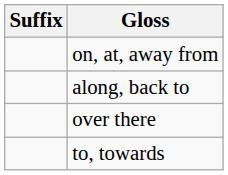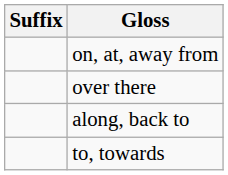rows swapped: (131, 86) <-> (114, 119)
